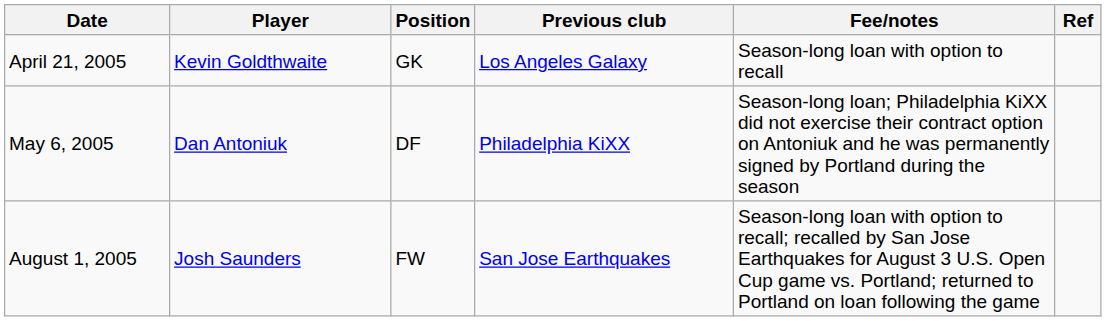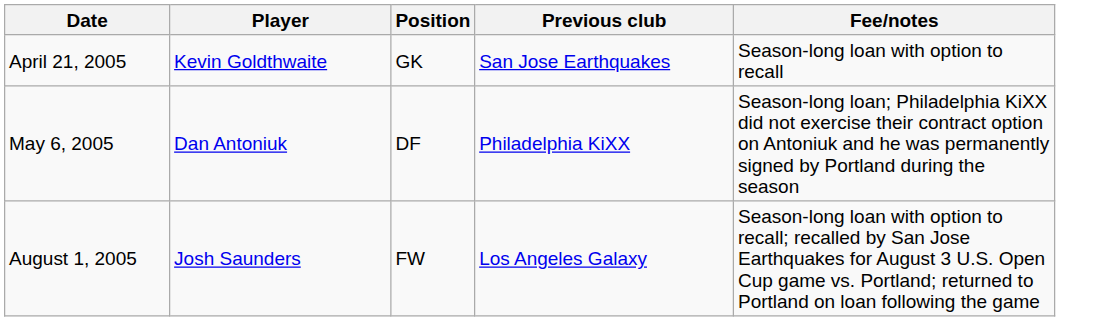- column: (1078, 20)
(563, 61) Los Angeles Galaxy -> (575, 61) San Jose Earthquakes
(575, 259) San Jose Earthquakes -> (563, 259) Los Angeles Galaxy
